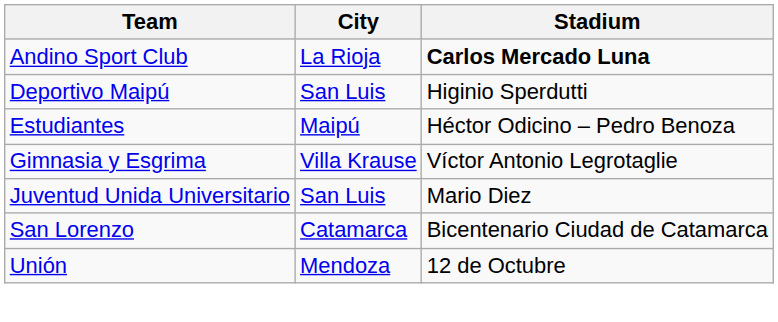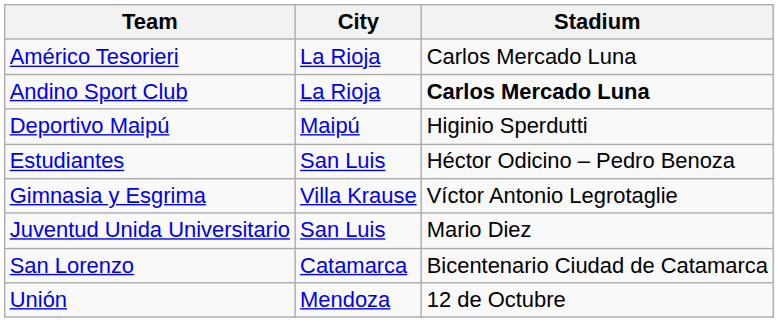+ row: (94, 56)
(343, 91) San Luis -> (330, 126) Maipú
(330, 126) Maipú -> (343, 160) San Luis
